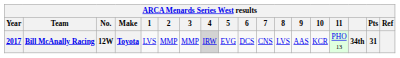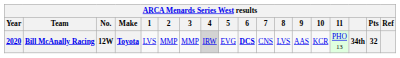(14, 41) 2017 -> (14, 41) 2020
(247, 41) normal -> (247, 41) bold
(373, 41) 31 -> (374, 41) 32
